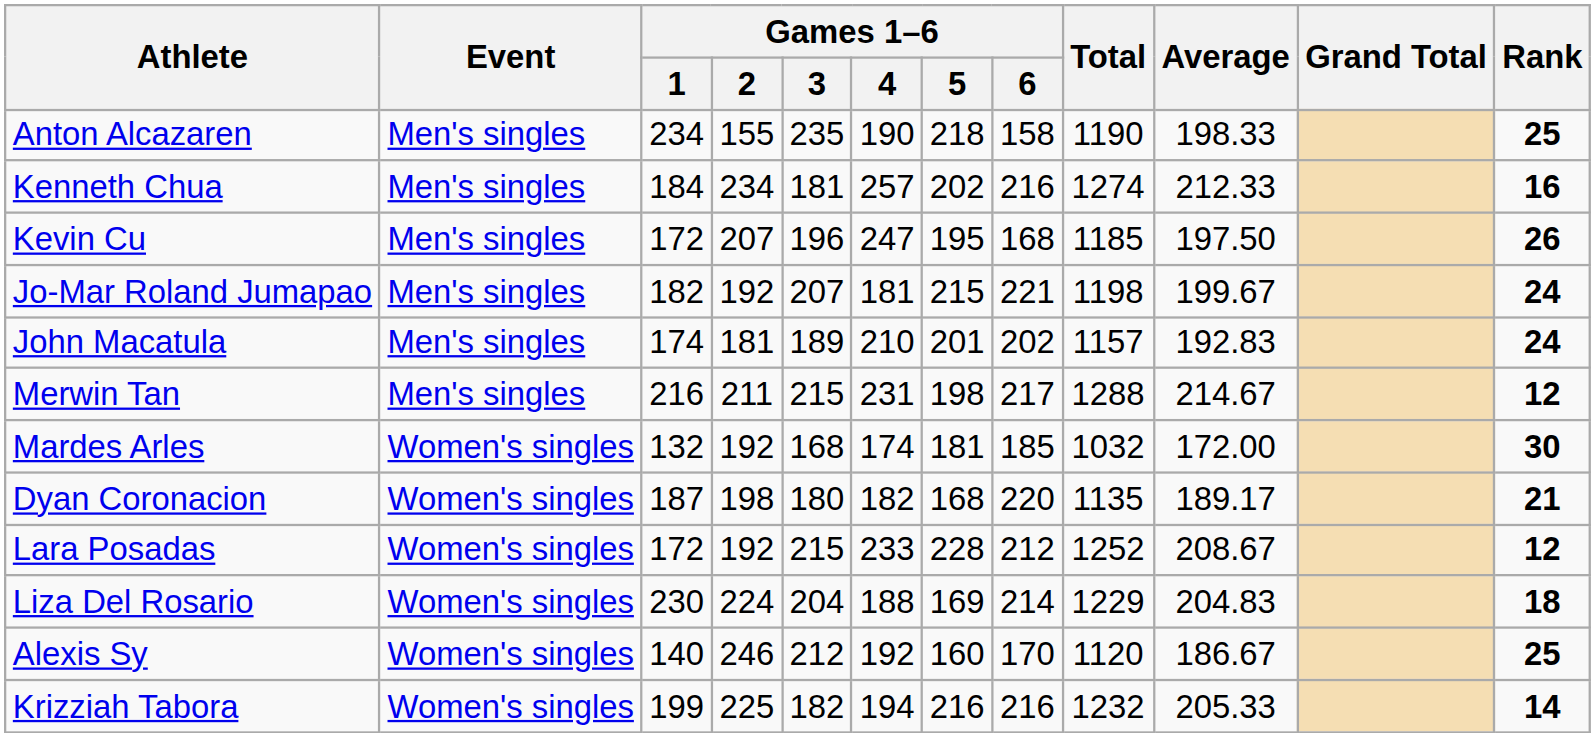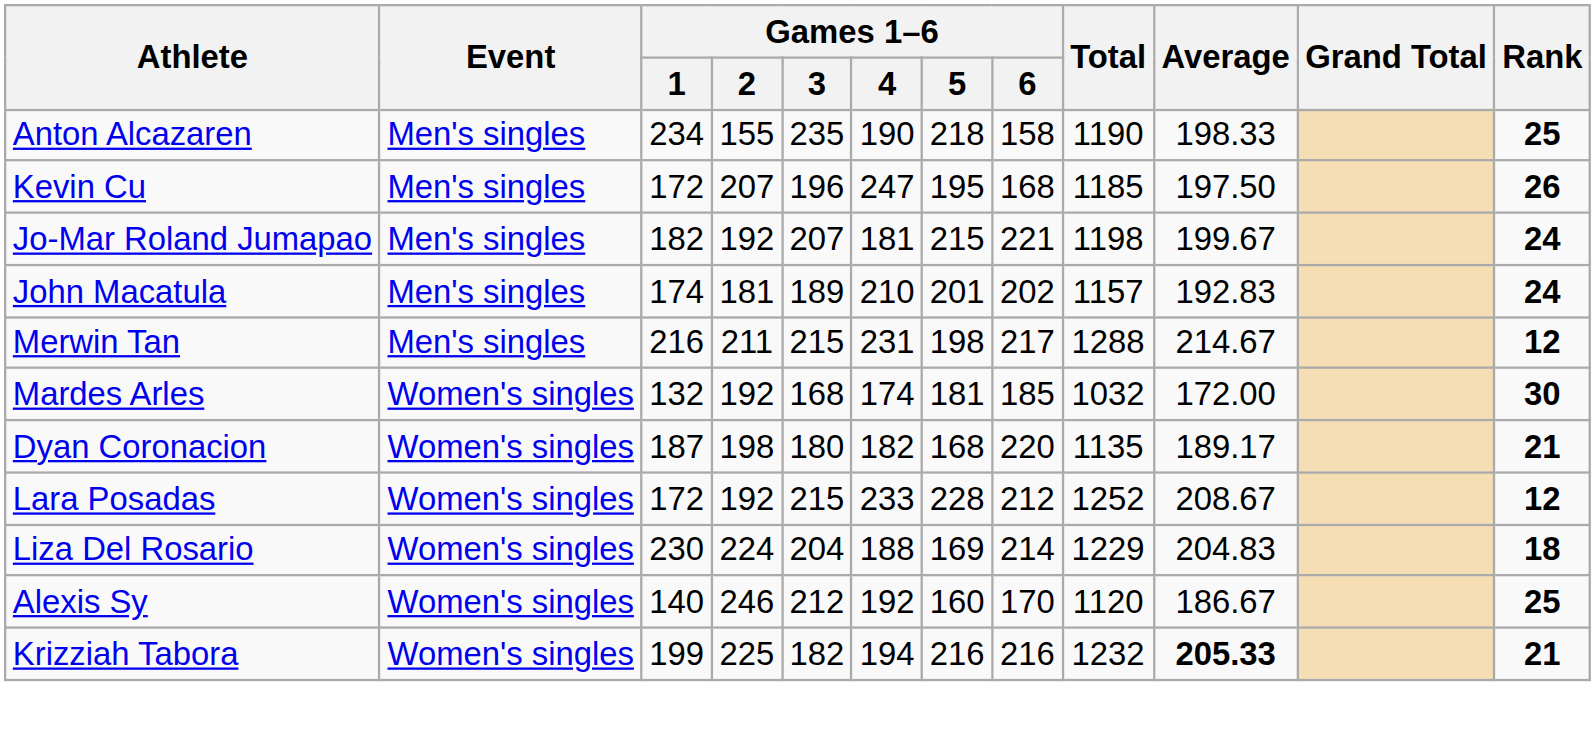- row: (118, 187)
(1226, 706) normal -> (1226, 654) bold
(1542, 706) 14 -> (1542, 654) 21
